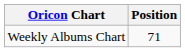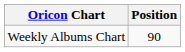(154, 36) 71 -> (154, 36) 90
